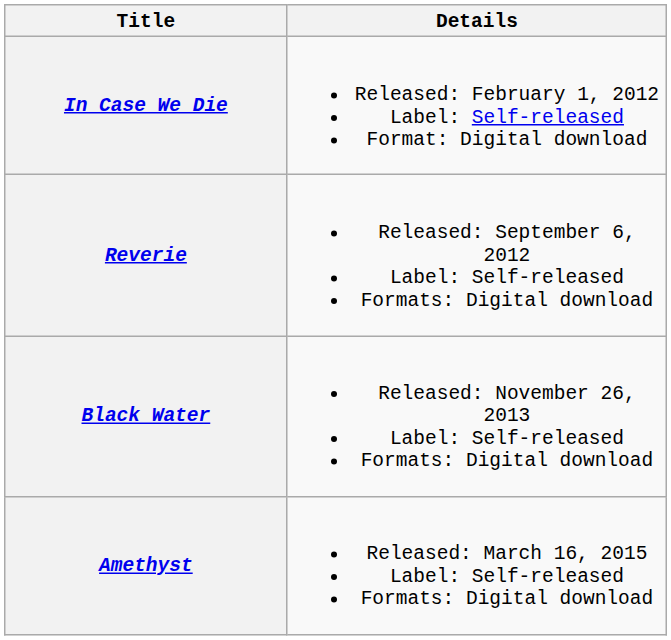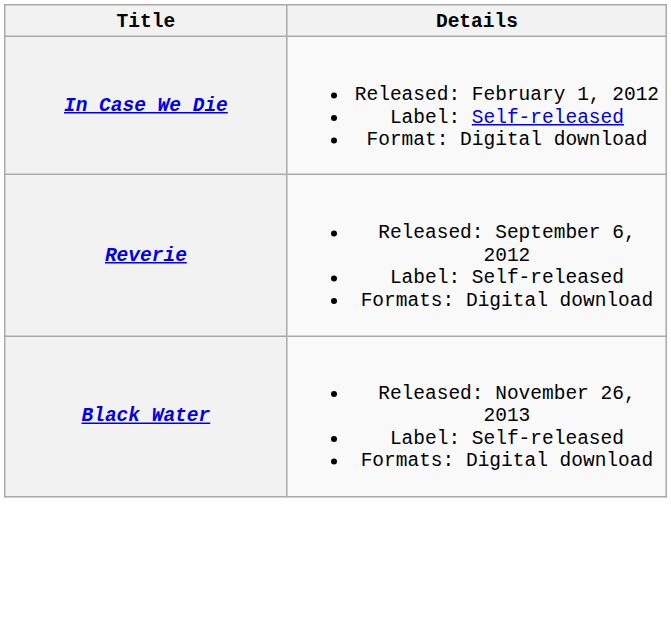- row: (146, 566)
